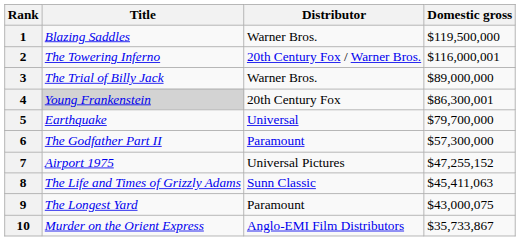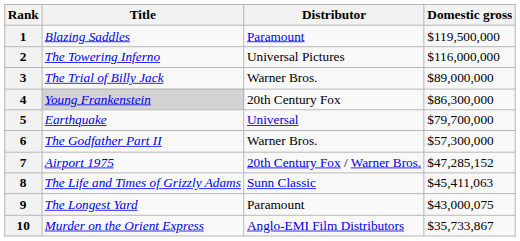(282, 36) Warner Bros. -> (276, 36) Paramount
(334, 57) 20th Century Fox / Warner Bros. -> (296, 57) Universal Pictures
(464, 57) $116,000,001 -> (464, 57) $116,000,000
(461, 99) $86,300,001 -> (461, 99) $86,300,000
(276, 141) Paramount -> (282, 141) Warner Bros.
(296, 162) Universal Pictures -> (334, 162) 20th Century Fox / Warner Bros.
(461, 162) $47,255,152 -> (461, 162) $47,285,152
